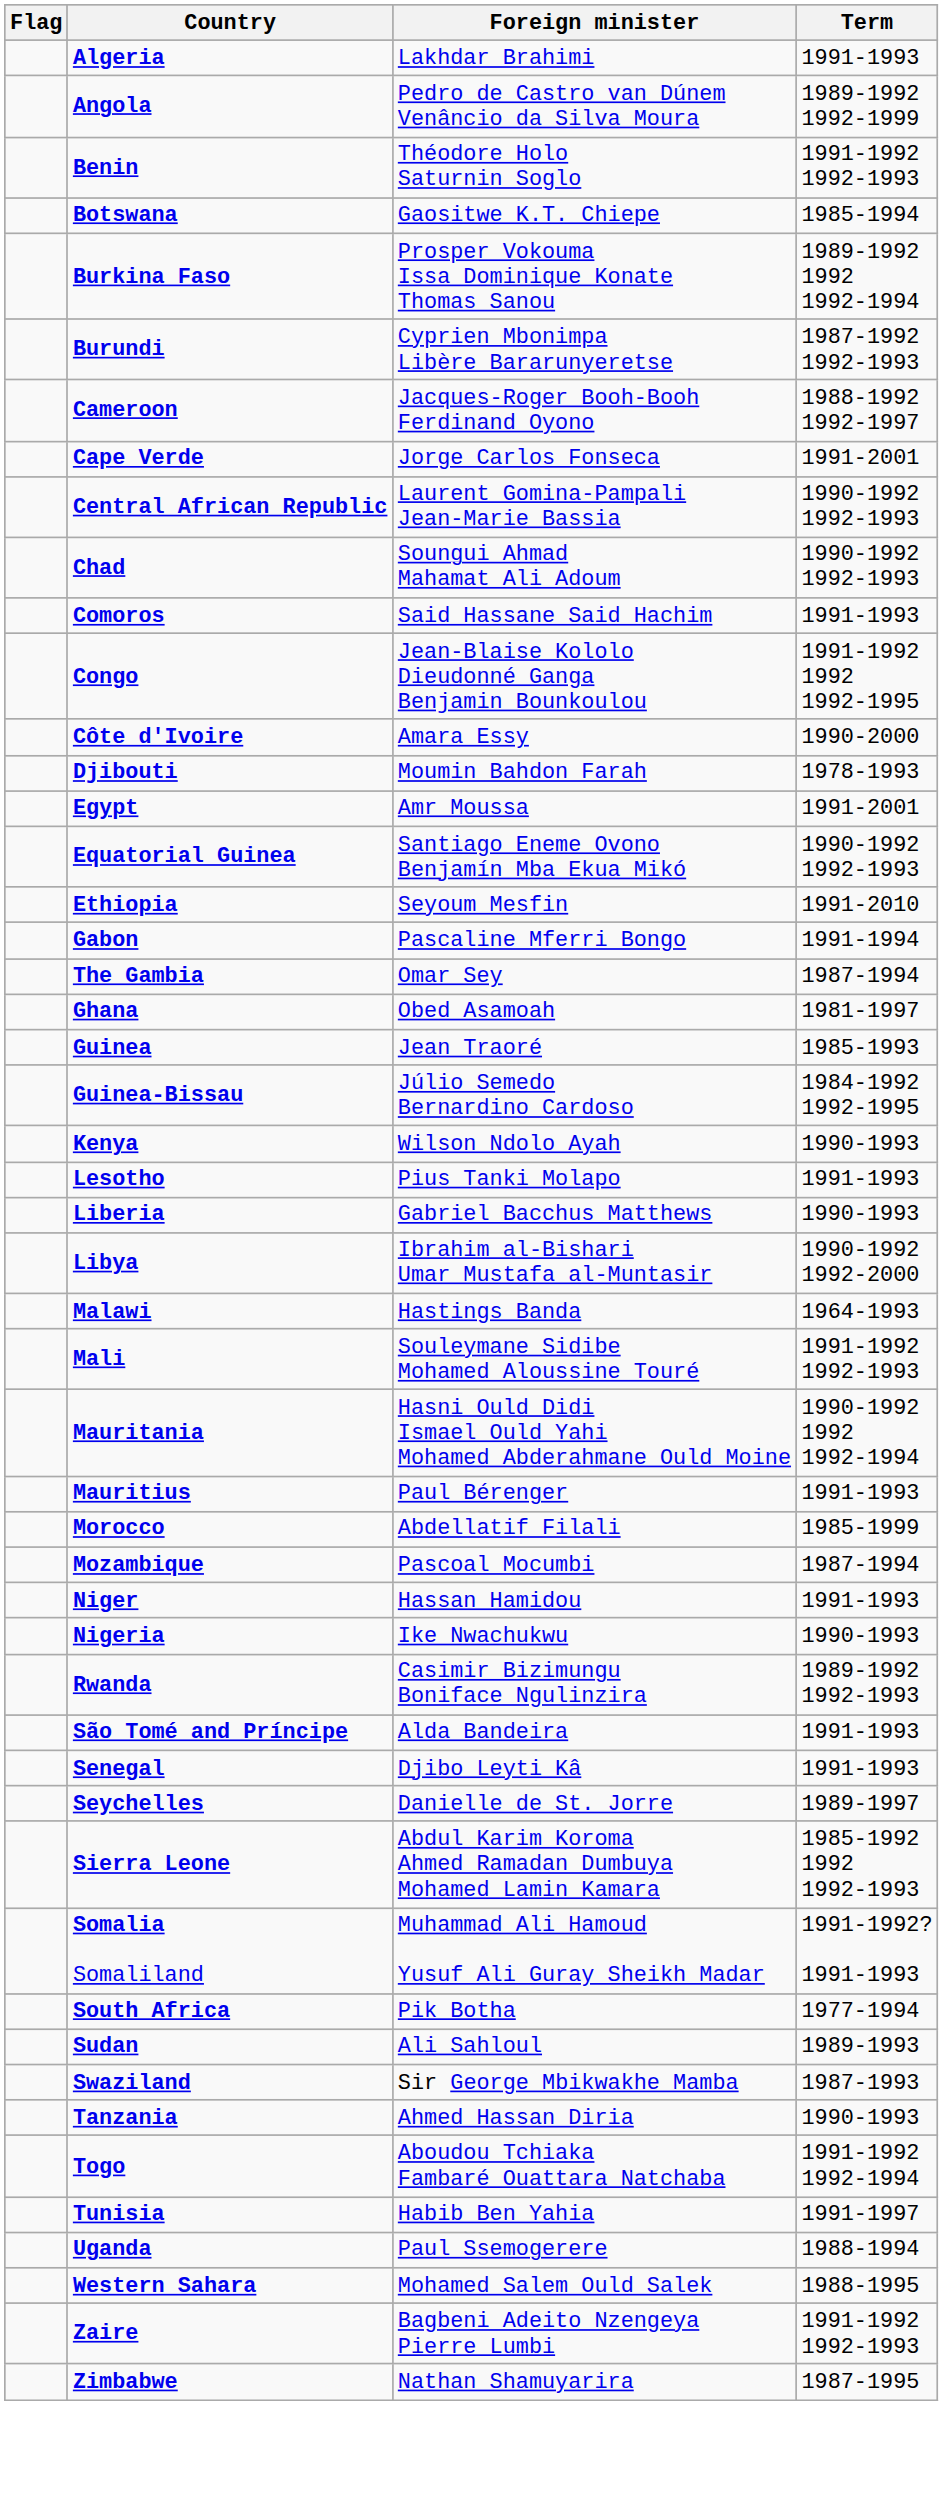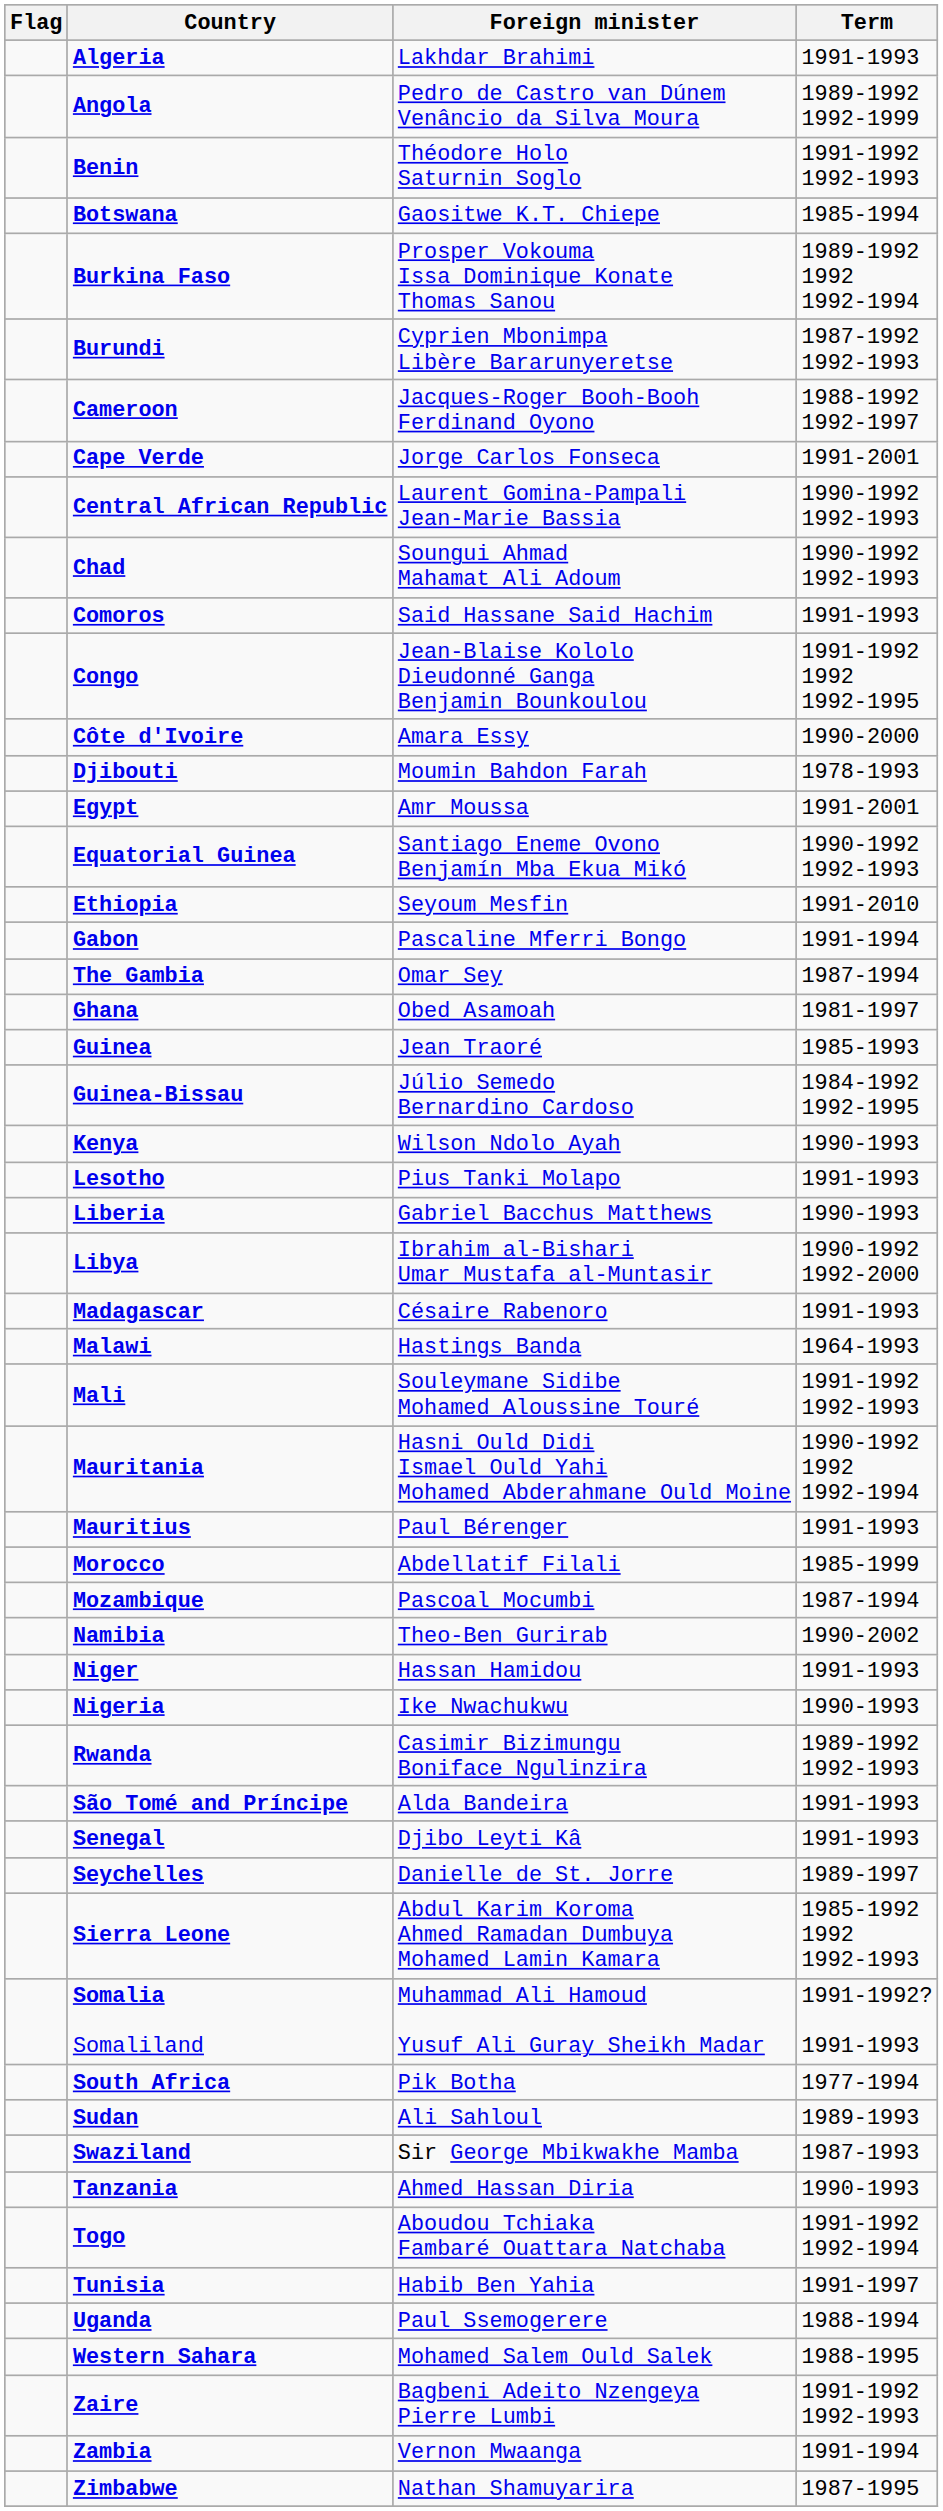+ row: (138, 1311)
+ row: (119, 1636)
+ row: (112, 2453)
